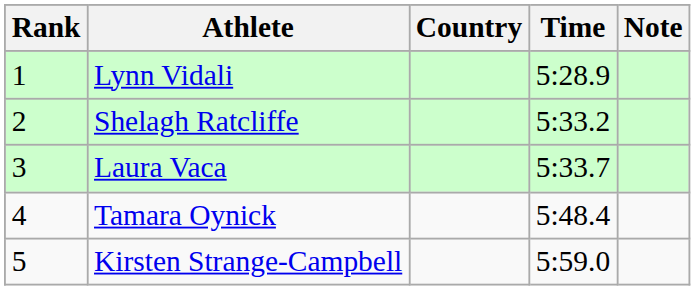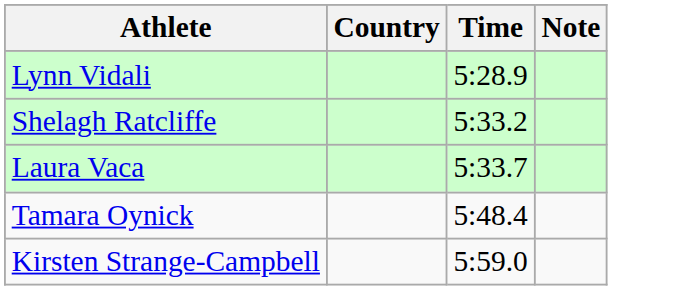- column: (46, 27)
